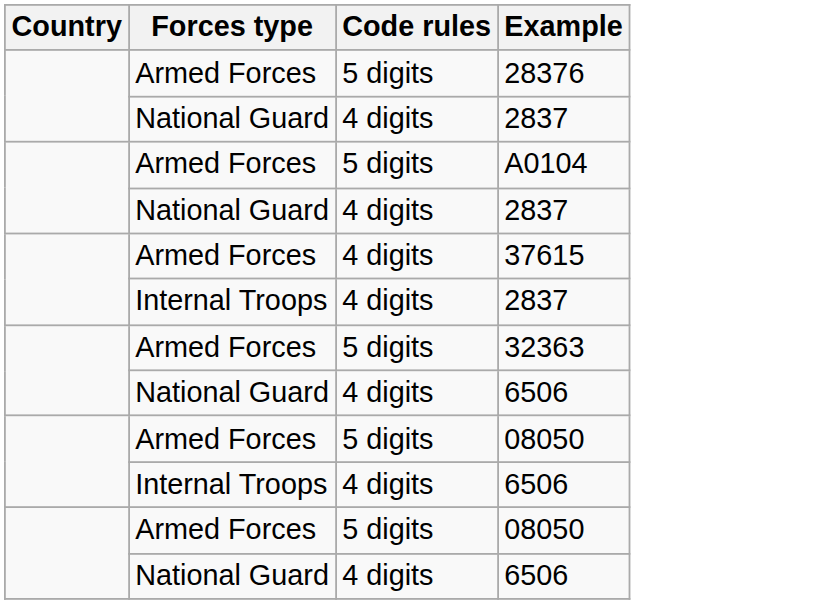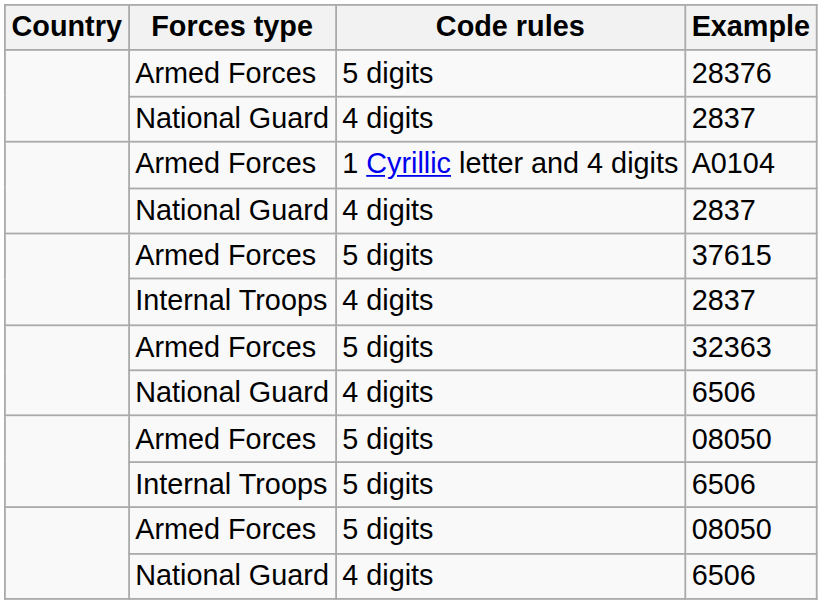(388, 164) 5 digits -> (510, 164) 1 Cyrillic letter and 4 digits
(388, 255) 4 digits -> (388, 255) 5 digits
(388, 484) 4 digits -> (388, 484) 5 digits
